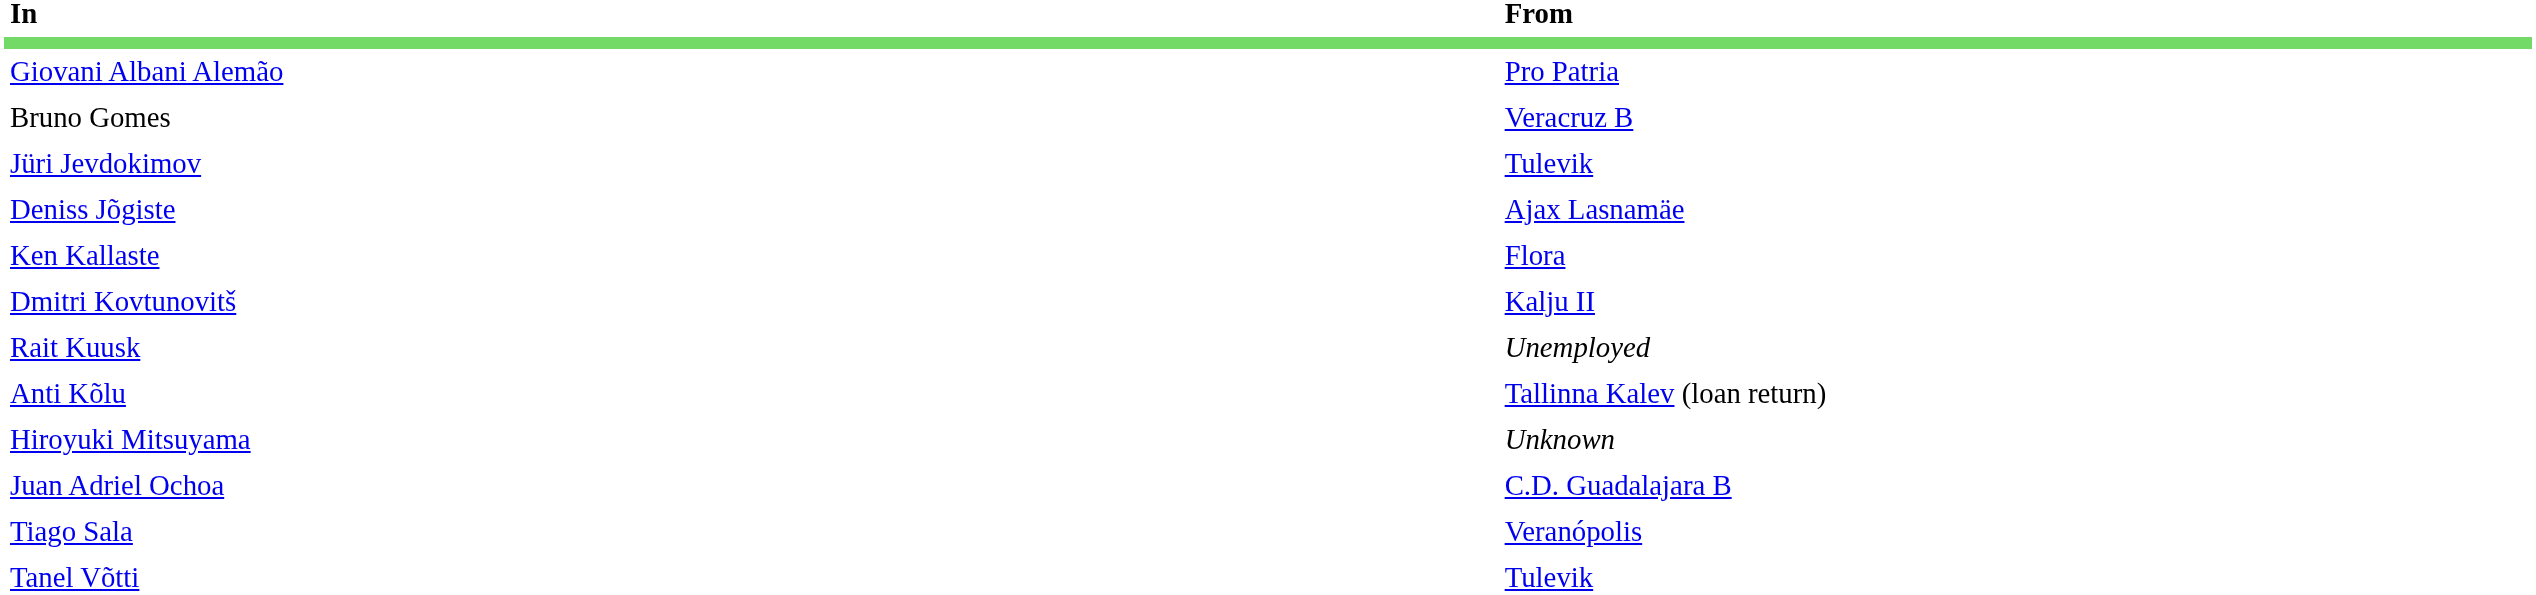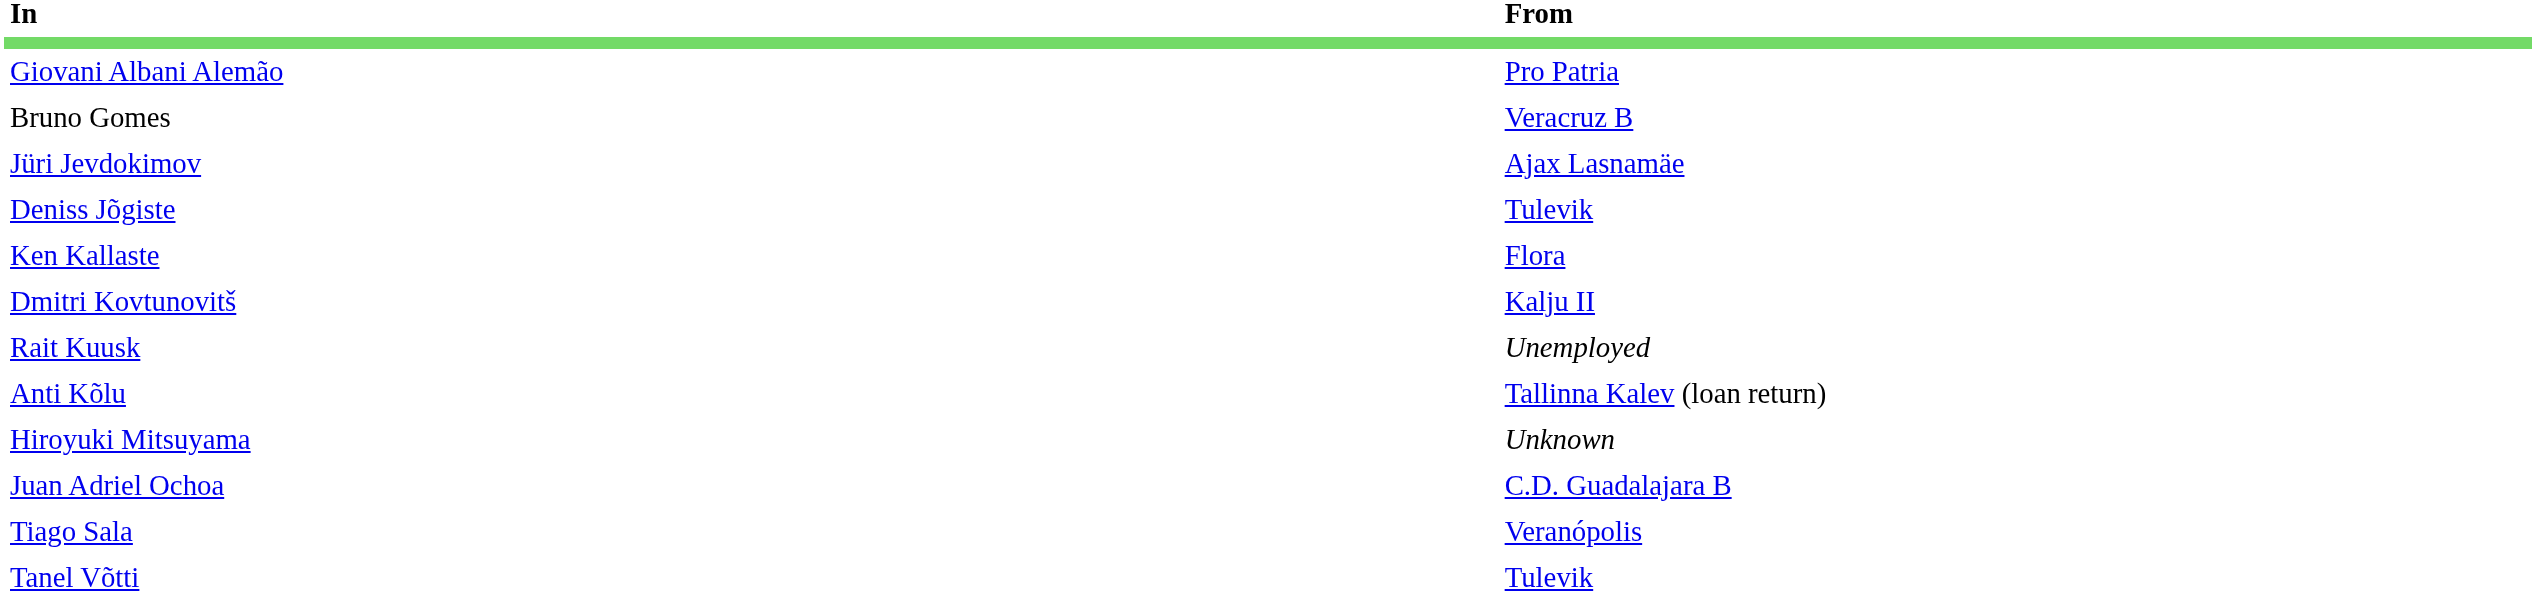(1549, 163) Tulevik -> (1595, 163) Ajax Lasnamäe
(1595, 209) Ajax Lasnamäe -> (1549, 209) Tulevik
